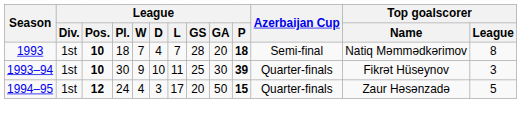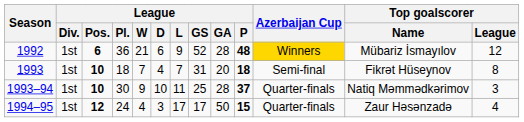+ row: (30, 51)
(198, 51) 28 -> (200, 70) 31
(406, 51) Natiq Məmmədkərimov -> (408, 70) Fikrət Hüseynov
(221, 70) 30 -> (223, 88) 28
(242, 70) 39 -> (244, 88) 37
(406, 70) Fikrət Hüseynov -> (408, 88) Natiq Məmmədkərimov
(198, 88) 20 -> (200, 107) 17
(493, 88) 5 -> (495, 107) 4
